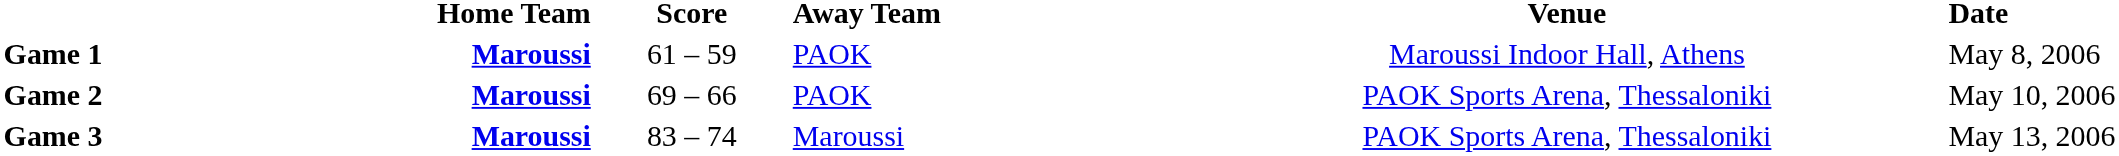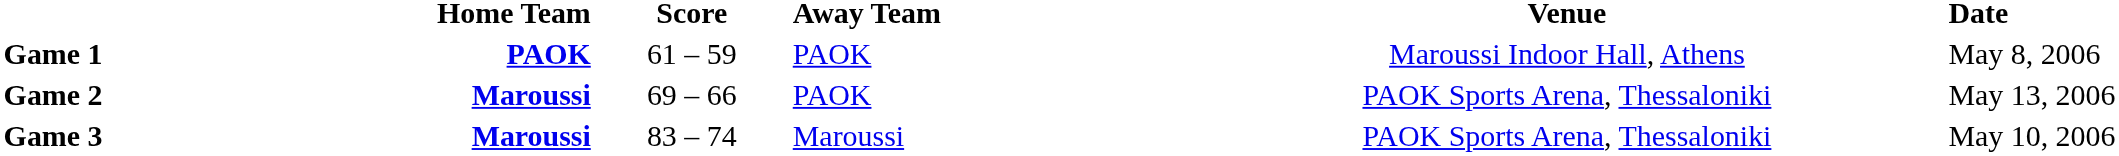(531, 54) Maroussi -> (549, 54) PAOK
(2032, 95) May 10, 2006 -> (2032, 95) May 13, 2006
(2032, 136) May 13, 2006 -> (2032, 136) May 10, 2006
